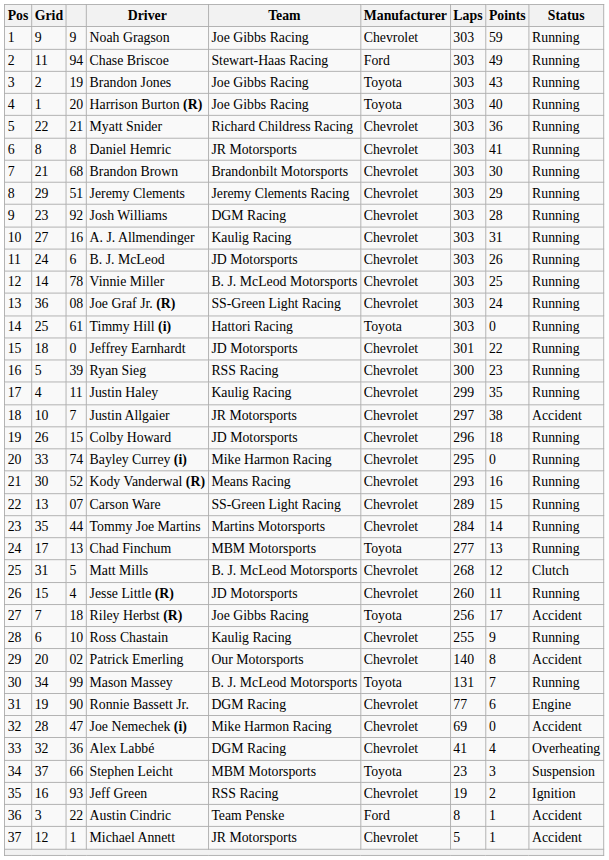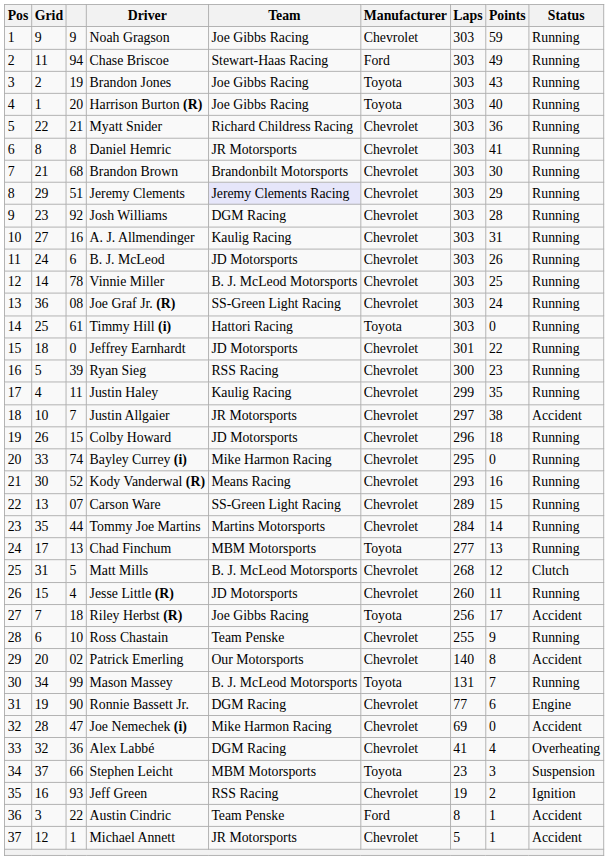(280, 193) no background -> (280, 193) lavender background
(251, 637) Kaulig Racing -> (248, 637) Team Penske
